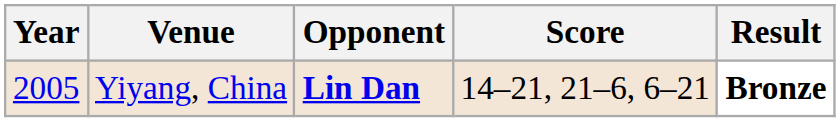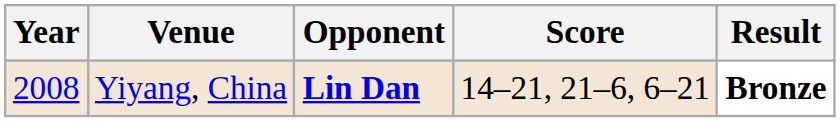(46, 87) 2005 -> (46, 87) 2008
